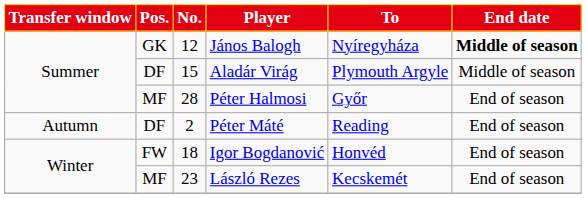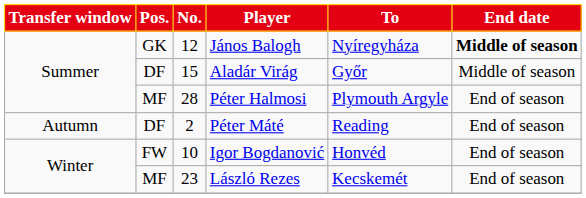(390, 71) Plymouth Argyle -> (350, 71) Győr
(350, 98) Győr -> (390, 98) Plymouth Argyle
(190, 152) 18 -> (190, 152) 10
